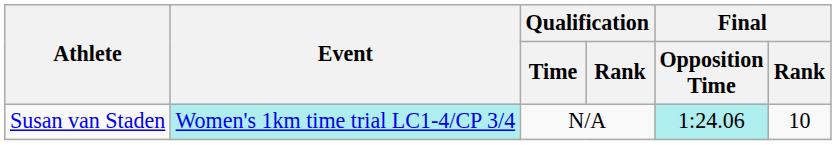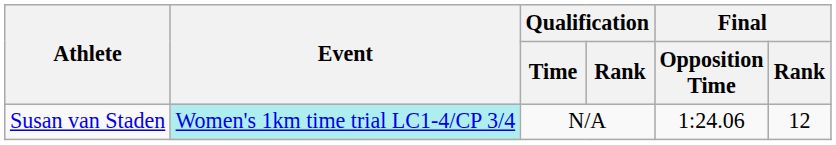(711, 121) paleturquoise background -> (711, 121) no background
(799, 121) 10 -> (799, 121) 12
